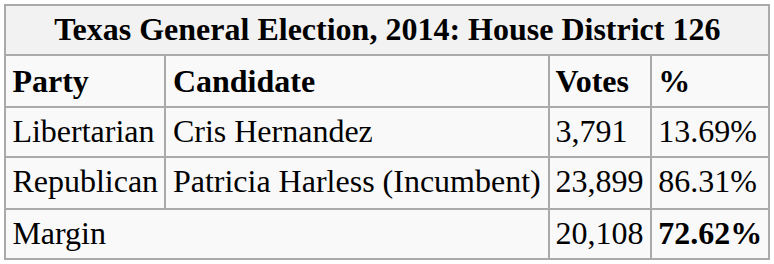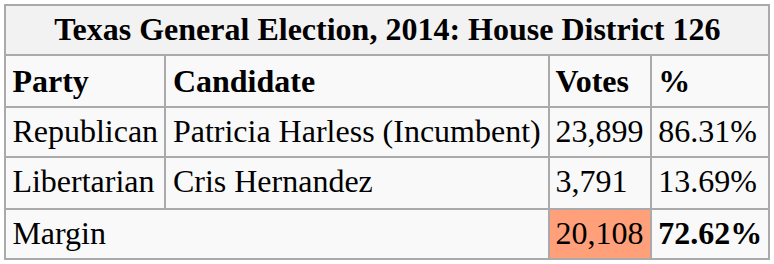rows swapped: (85, 182) <-> (83, 131)
(600, 232) no background -> (600, 232) lightsalmon background
